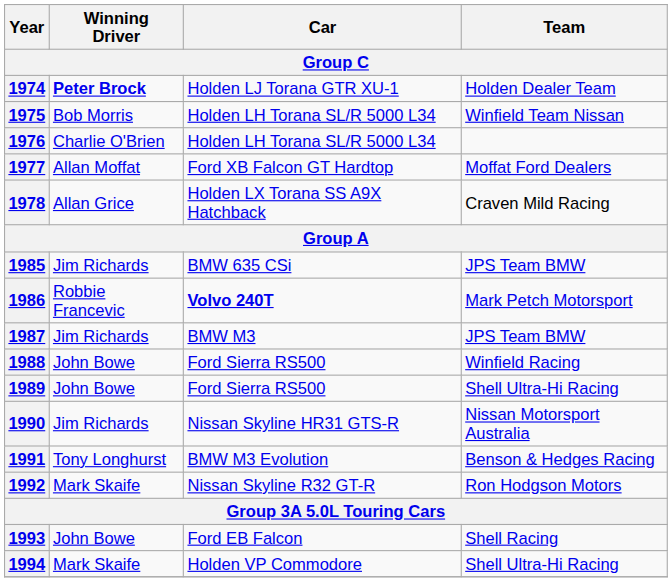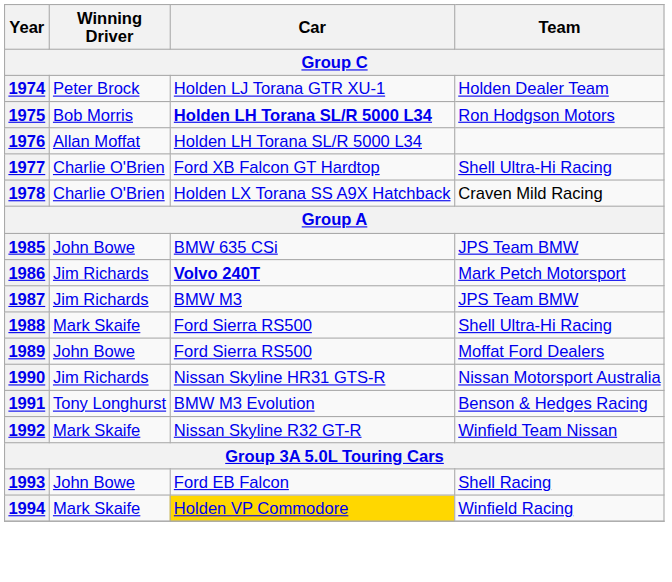(99, 89) bold -> (96, 89) normal
(312, 115) normal -> (303, 115) bold
(545, 115) Winfield Team Nissan -> (536, 115) Ron Hodgson Motors
(109, 141) Charlie O'Brien -> (96, 141) Allan Moffat
(96, 168) Allan Moffat -> (109, 168) Charlie O'Brien
(538, 168) Moffat Ford Dealers -> (535, 168) Shell Ultra-Hi Racing
(93, 203) Allan Grice -> (109, 194) Charlie O'Brien
(101, 265) Jim Richards -> (94, 246) John Bowe
(89, 300) Robbie Francevic -> (101, 272) Jim Richards
(94, 362) John Bowe -> (97, 325) Mark Skaife
(523, 362) Winfield Racing -> (535, 325) Shell Ultra-Hi Racing
(542, 388) Shell Ultra-Hi Racing -> (531, 351) Moffat Ford Dealers
(543, 485) Ron Hodgson Motors -> (538, 430) Winfield Team Nissan
(275, 564) no background -> (261, 508) gold background
(542, 564) Shell Ultra-Hi Racing -> (516, 508) Winfield Racing
